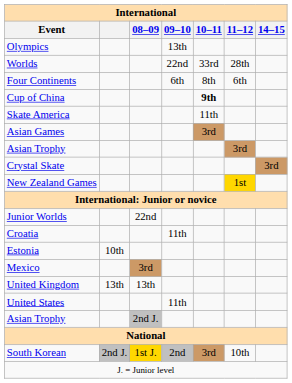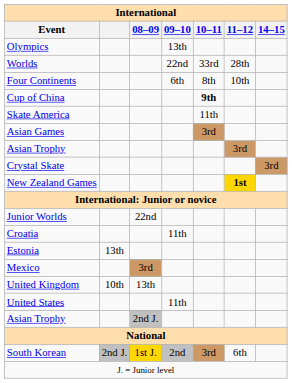(240, 81) 6th -> (240, 81) 10th
(240, 183) normal -> (240, 183) bold
(114, 251) 10th -> (114, 251) 13th
(114, 285) 13th -> (114, 285) 10th
(240, 353) 10th -> (240, 353) 6th
